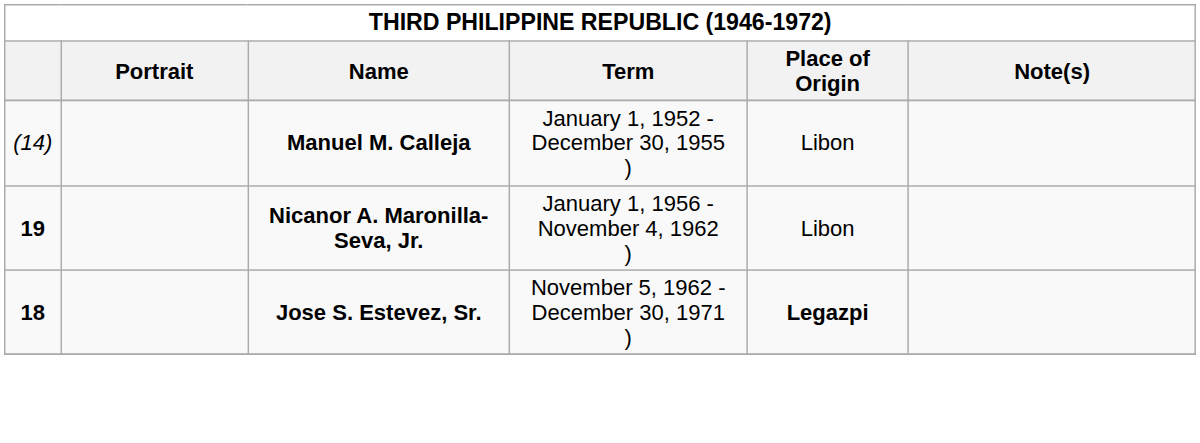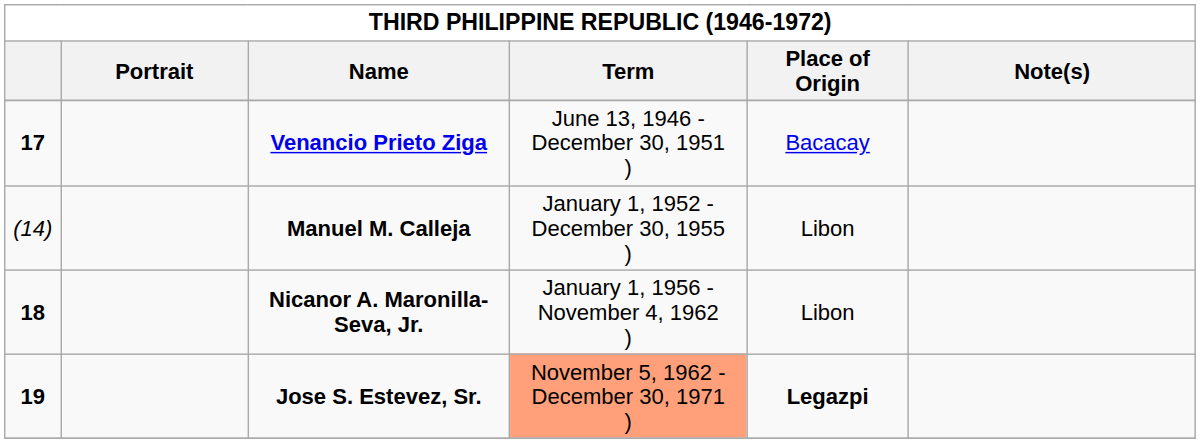+ row: (379, 143)
(33, 228) 19 -> (33, 312) 18
(33, 312) 18 -> (33, 396) 19
(628, 312) no background -> (628, 396) lightsalmon background
